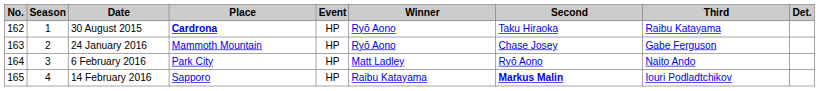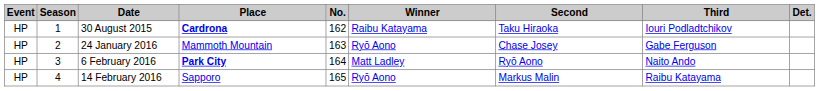columns swapped: (16, 13) <-> (333, 13)
(374, 29) Ryō Aono -> (389, 29) Raibu Katayama
(683, 29) Raibu Katayama -> (689, 29) Iouri Podladtchikov
(192, 62) normal -> (204, 62) bold
(389, 78) Raibu Katayama -> (374, 78) Ryō Aono
(531, 78) bold -> (529, 78) normal
(689, 78) Iouri Podladtchikov -> (683, 78) Raibu Katayama
